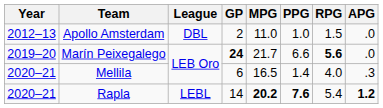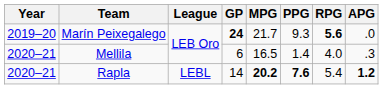- row: (114, 34)
(301, 53) 6.6 -> (301, 34) 9.3
